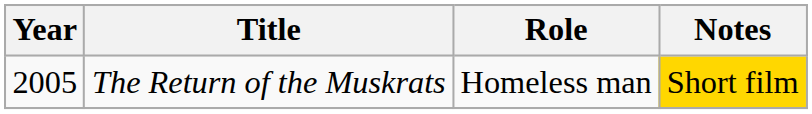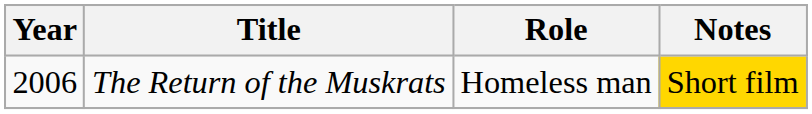(45, 81) 2005 -> (45, 81) 2006
